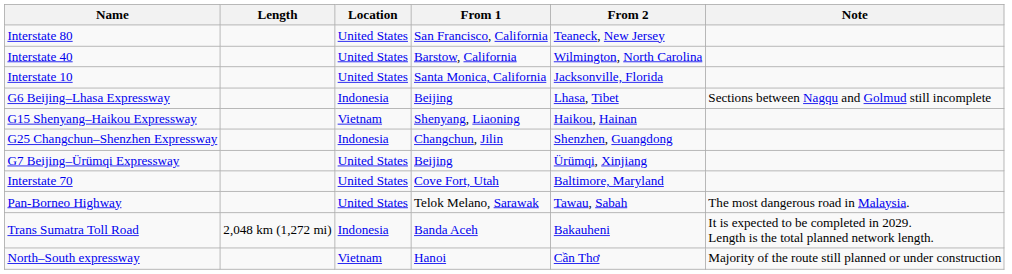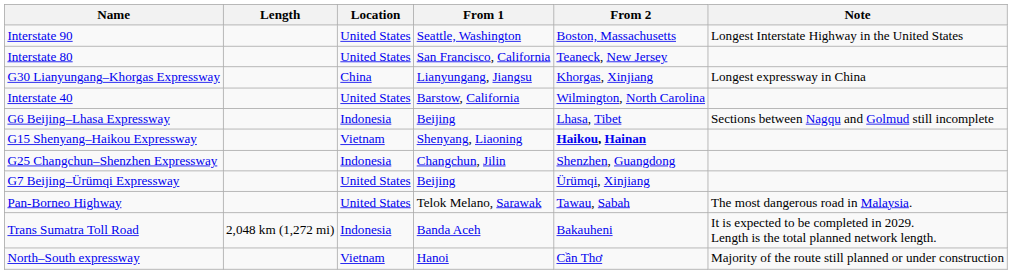+ row: (40, 35)
+ row: (114, 77)
- row: (40, 77)
(595, 118) normal -> (601, 139) bold
- row: (40, 181)
